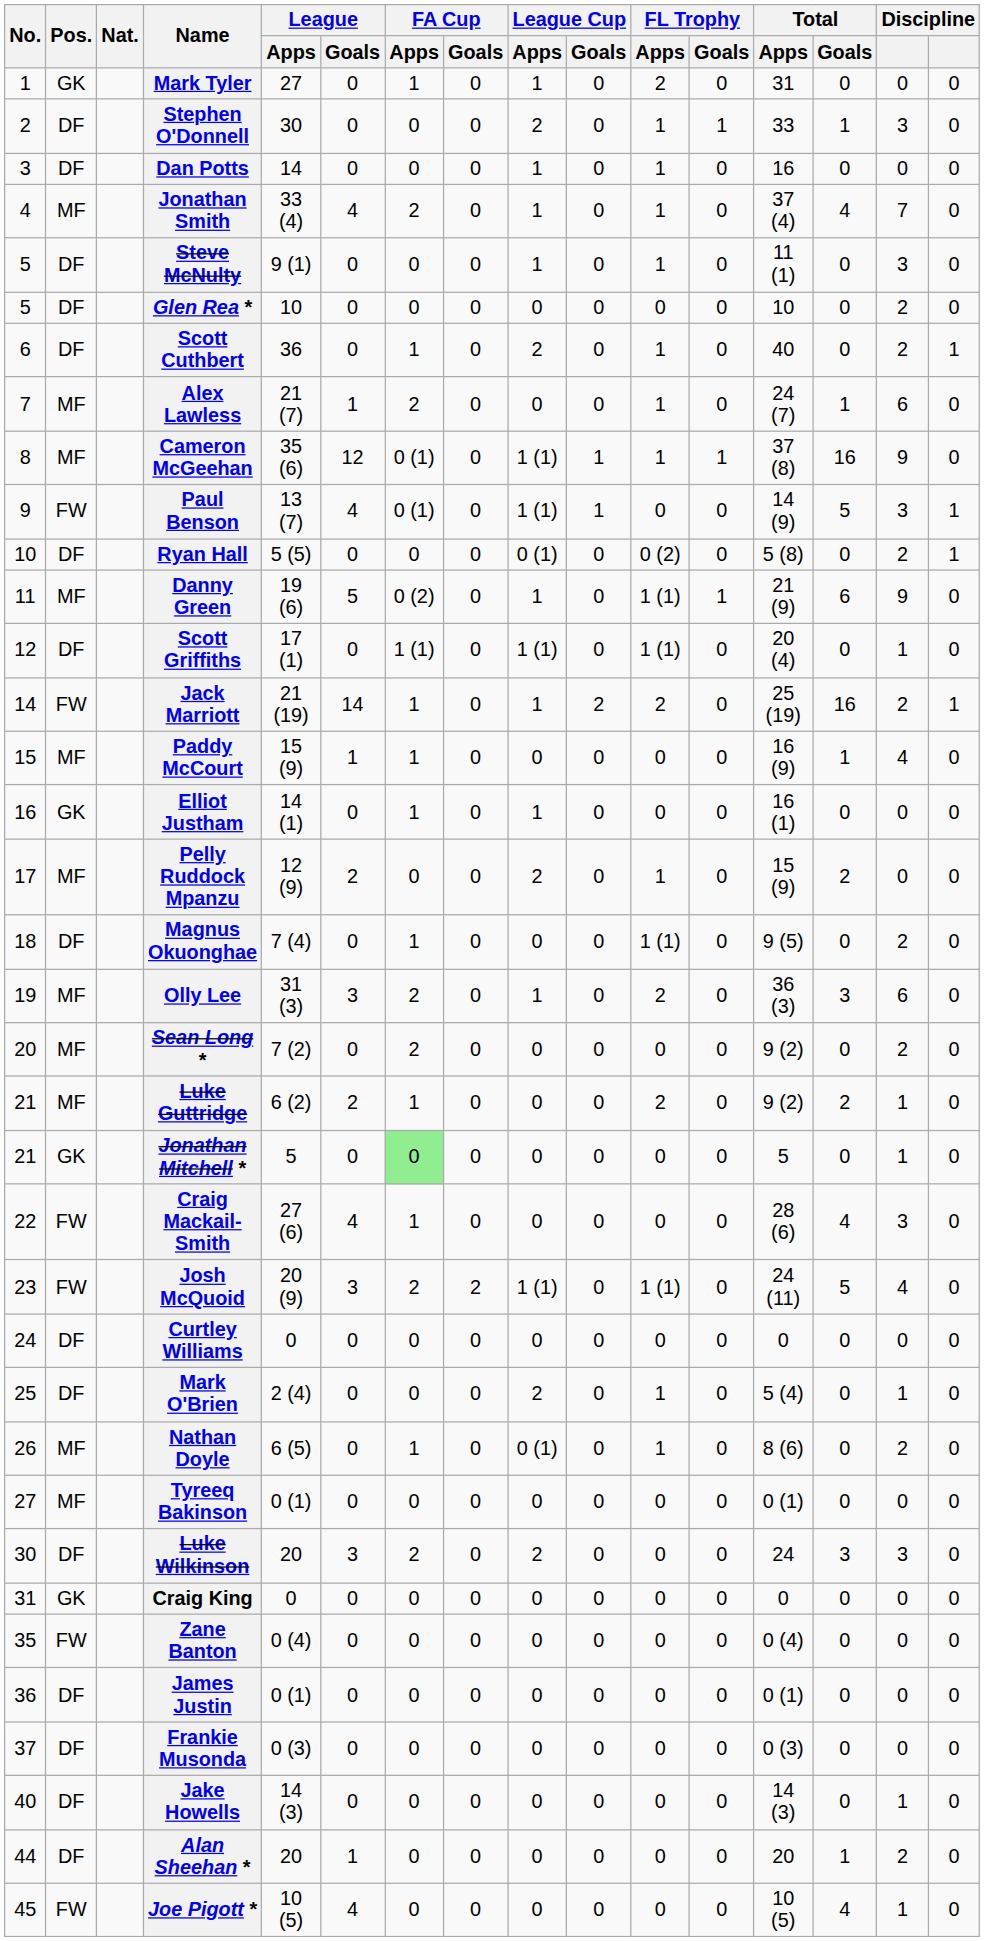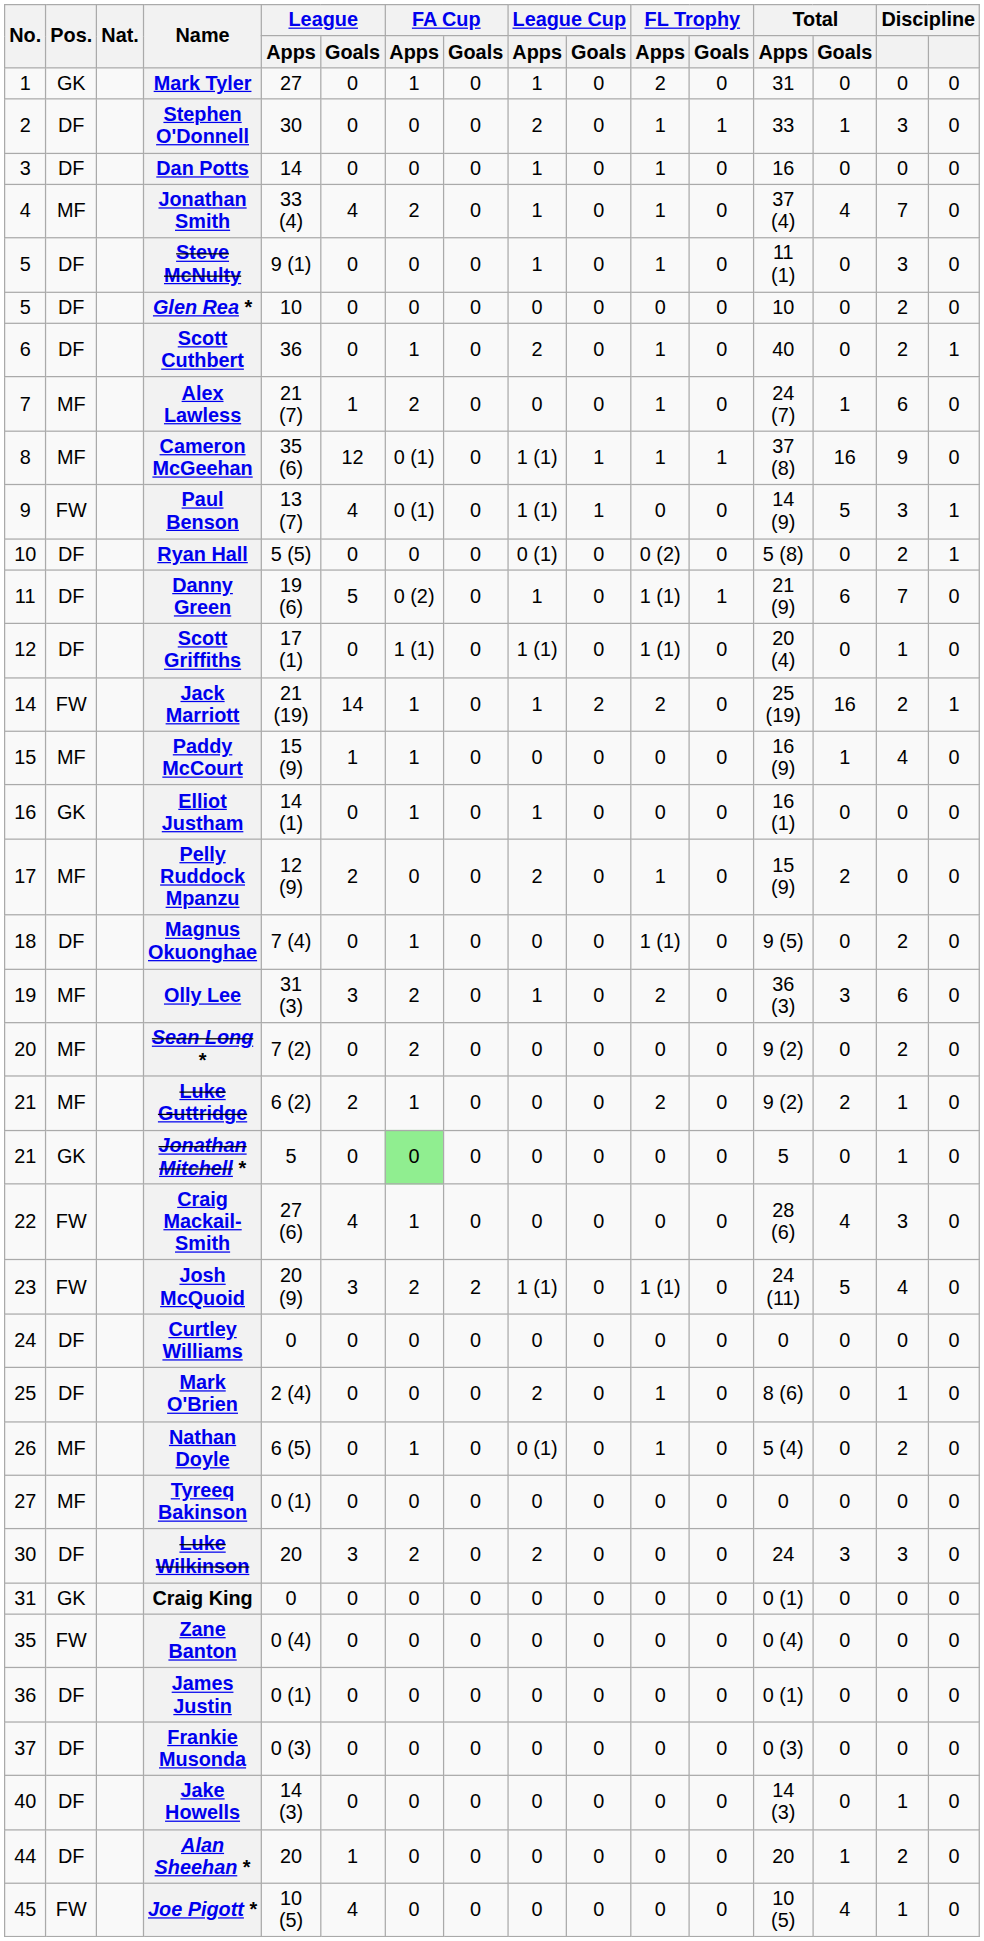(71, 596) MF -> (71, 596) DF
(903, 596) 9 -> (903, 596) 7
(783, 1394) 5 (4) -> (783, 1394) 8 (6)
(783, 1448) 8 (6) -> (783, 1448) 5 (4)
(783, 1501) 0 (1) -> (783, 1501) 0
(783, 1598) 0 -> (783, 1598) 0 (1)
